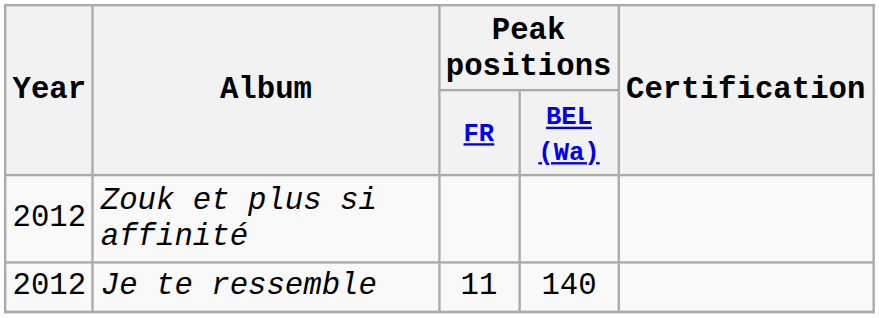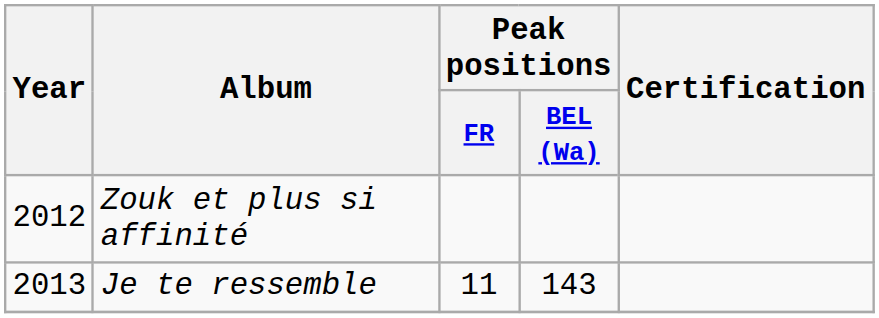(49, 286) 2012 -> (49, 286) 2013
(569, 286) 140 -> (569, 286) 143
